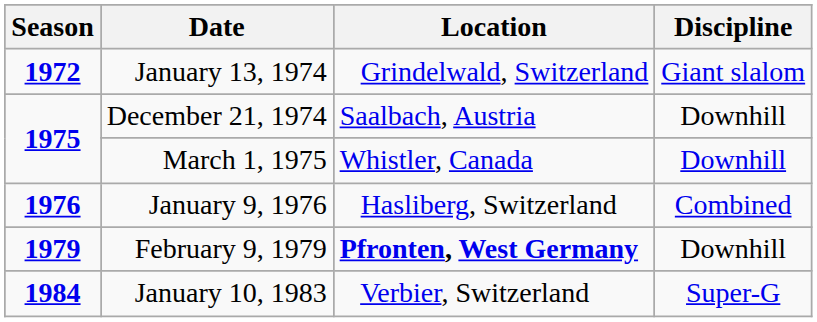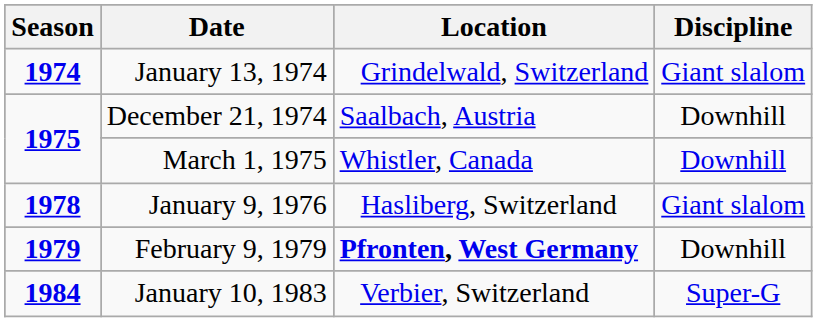(53, 71) 1972 -> (53, 71) 1974
(53, 204) 1976 -> (53, 204) 1978
(733, 204) Combined -> (733, 204) Giant slalom
